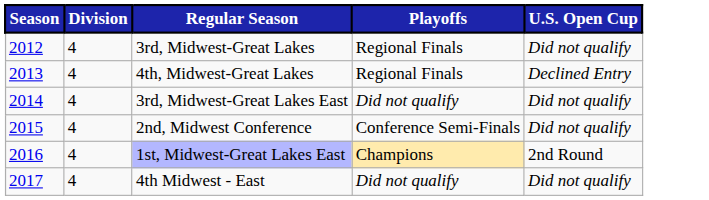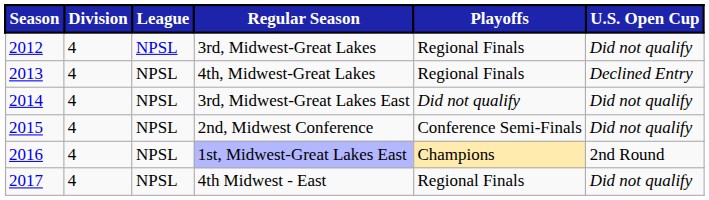+ column: (163, 19)
(407, 181) Did not qualify -> (471, 181) Regional Finals
